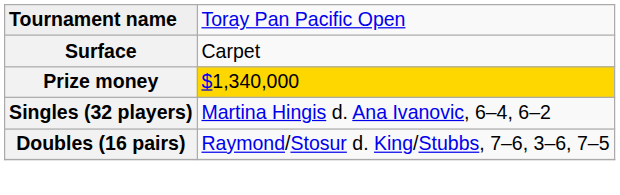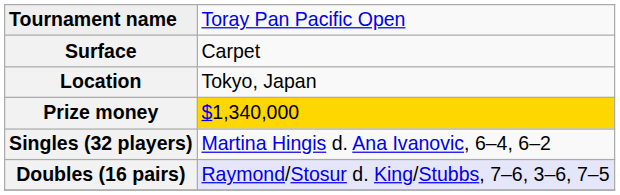+ row: (101, 81)
(406, 143) no background -> (406, 174) lavender background
